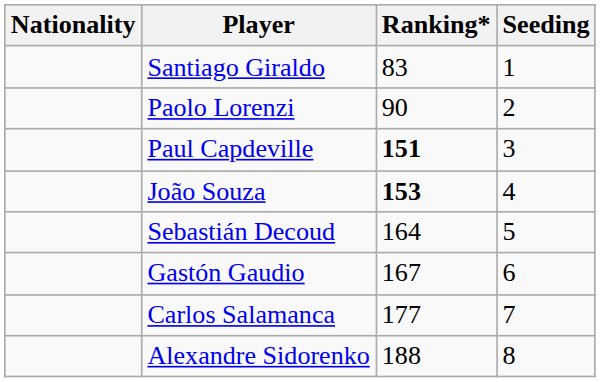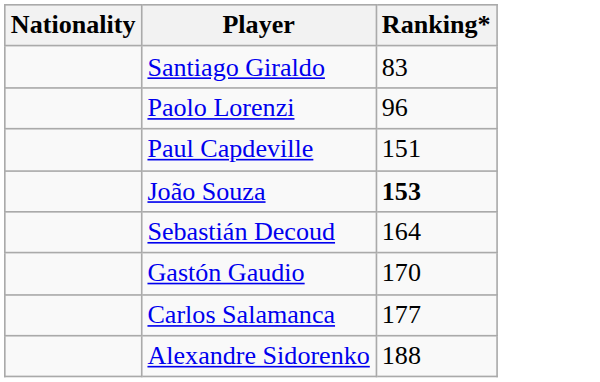- column: (546, 25)
(395, 107) 90 -> (395, 107) 96
(401, 149) bold -> (401, 149) normal
(401, 273) 167 -> (401, 273) 170
